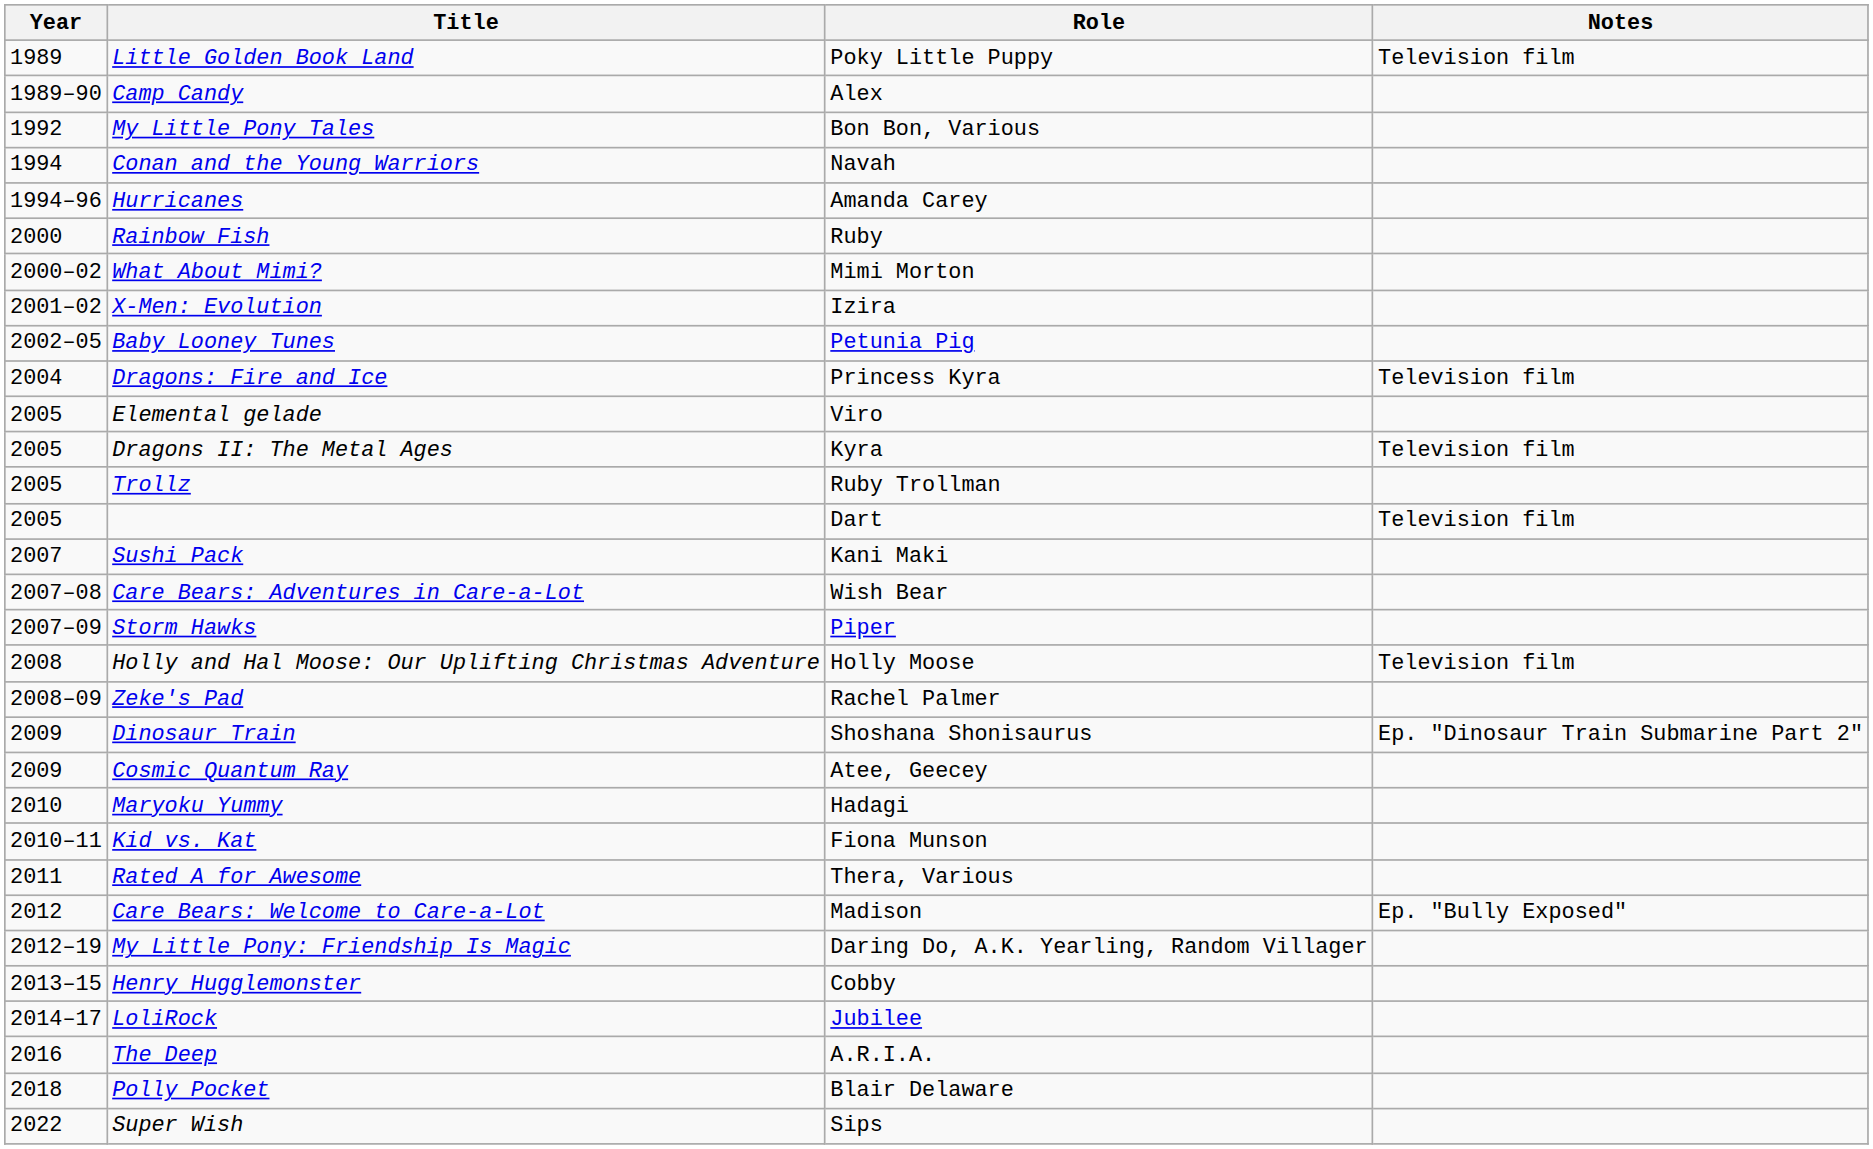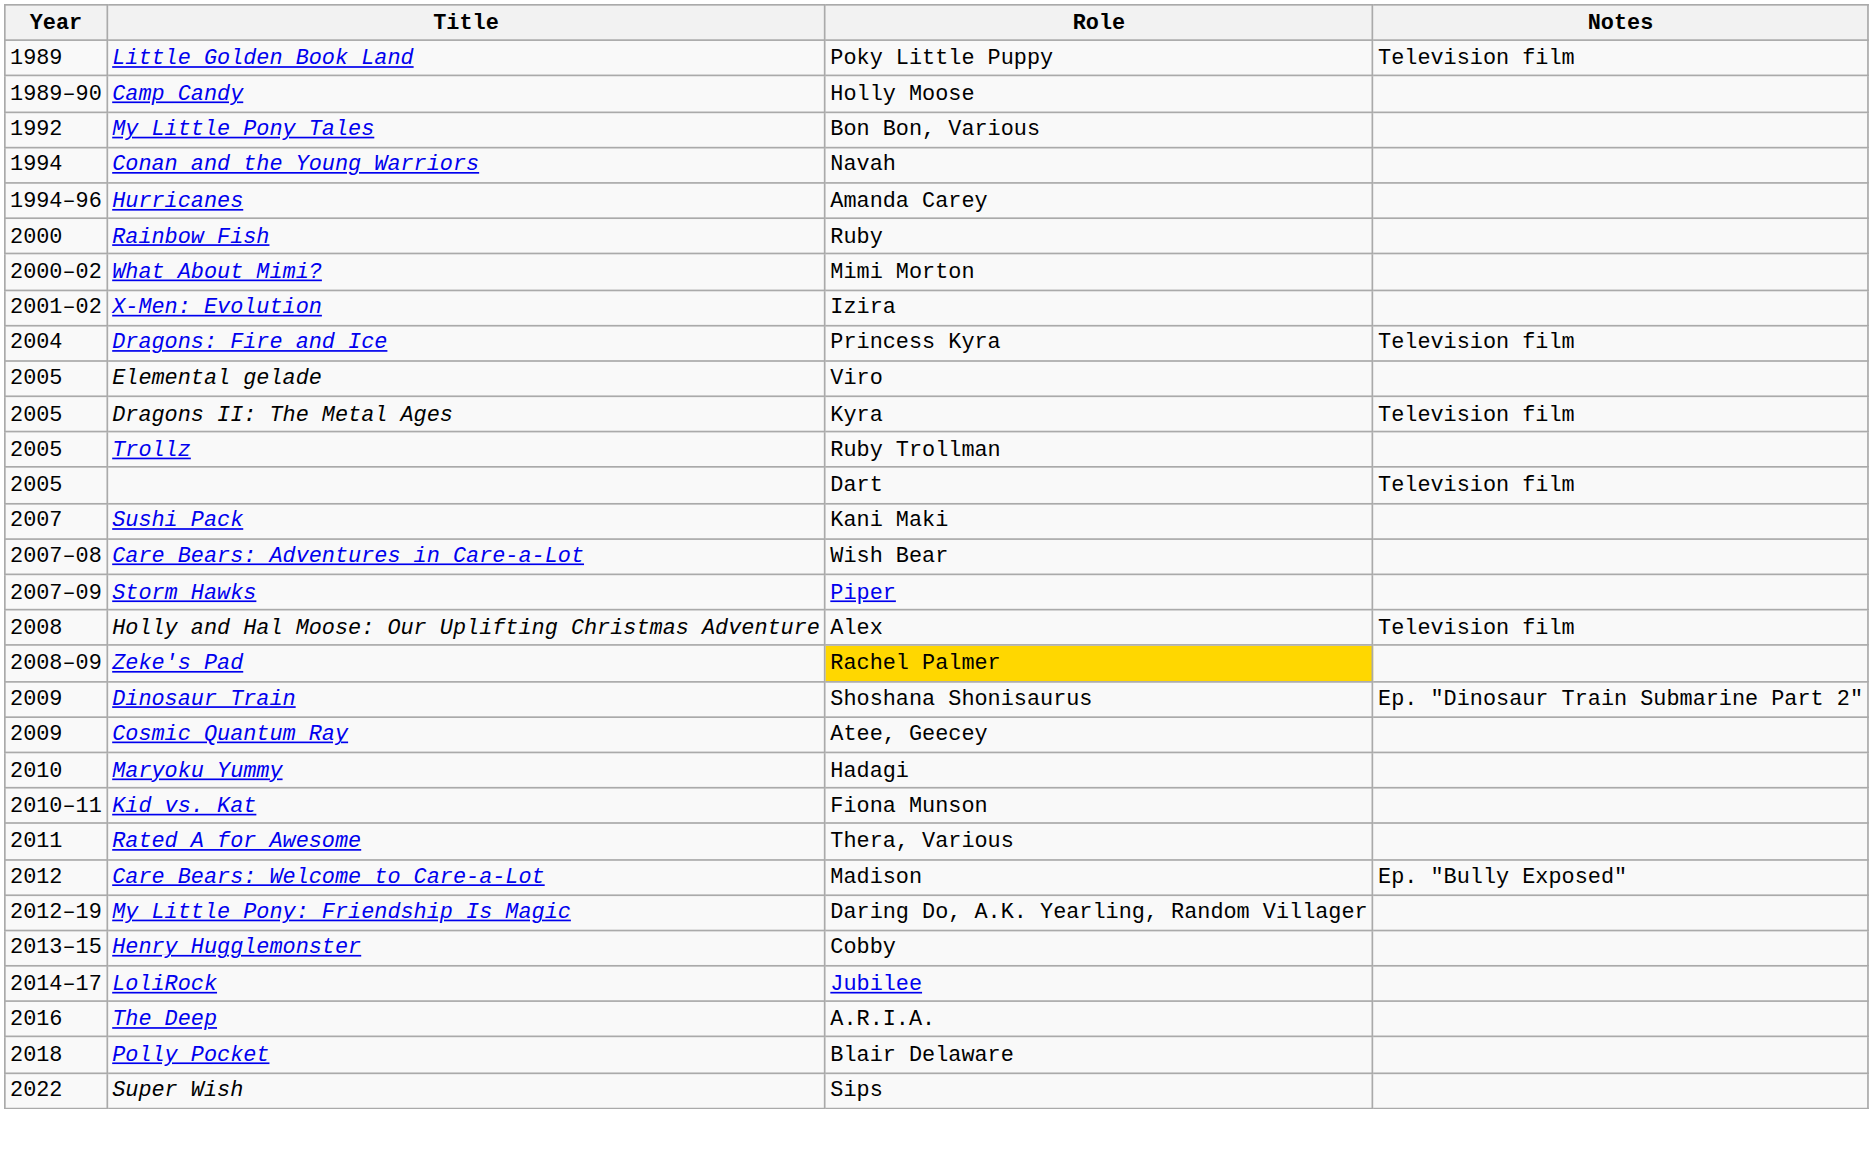(857, 94) Alex -> (902, 94) Holly Moose
- row: (224, 343)
(902, 663) Holly Moose -> (857, 628) Alex
(916, 699) no background -> (916, 663) gold background
